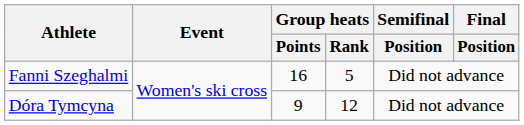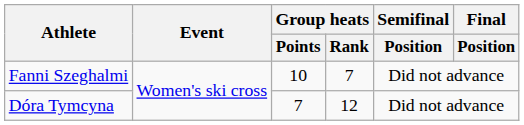(298, 76) 16 -> (298, 76) 10
(349, 76) 5 -> (349, 76) 7
(298, 105) 9 -> (298, 105) 7
